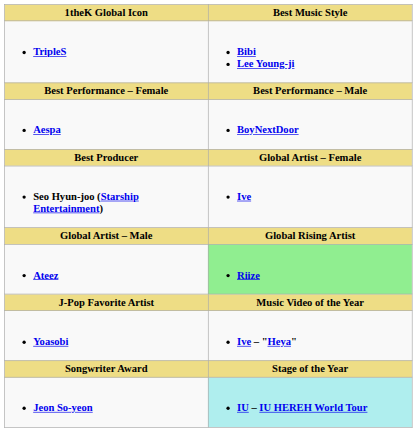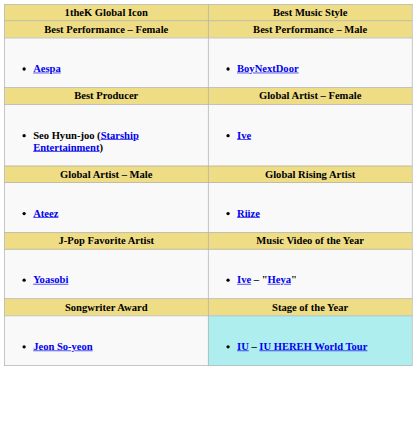- row: (106, 52)
(310, 275) lightgreen background -> (310, 214) no background
